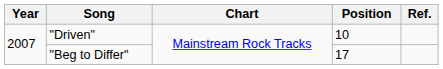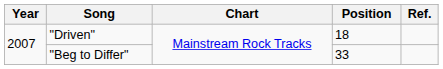(342, 34) 10 -> (342, 34) 18
(342, 54) 17 -> (342, 54) 33
